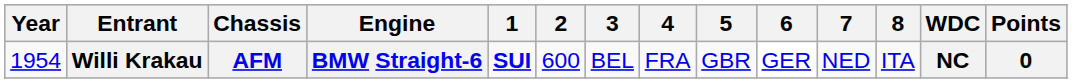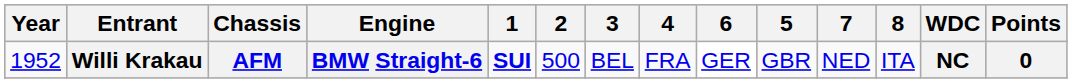columns swapped: (726, 23) <-> (786, 23)
(36, 59) 1954 -> (36, 59) 1952
(561, 59) 600 -> (561, 59) 500
